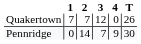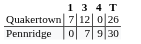- column: (85, 7)
